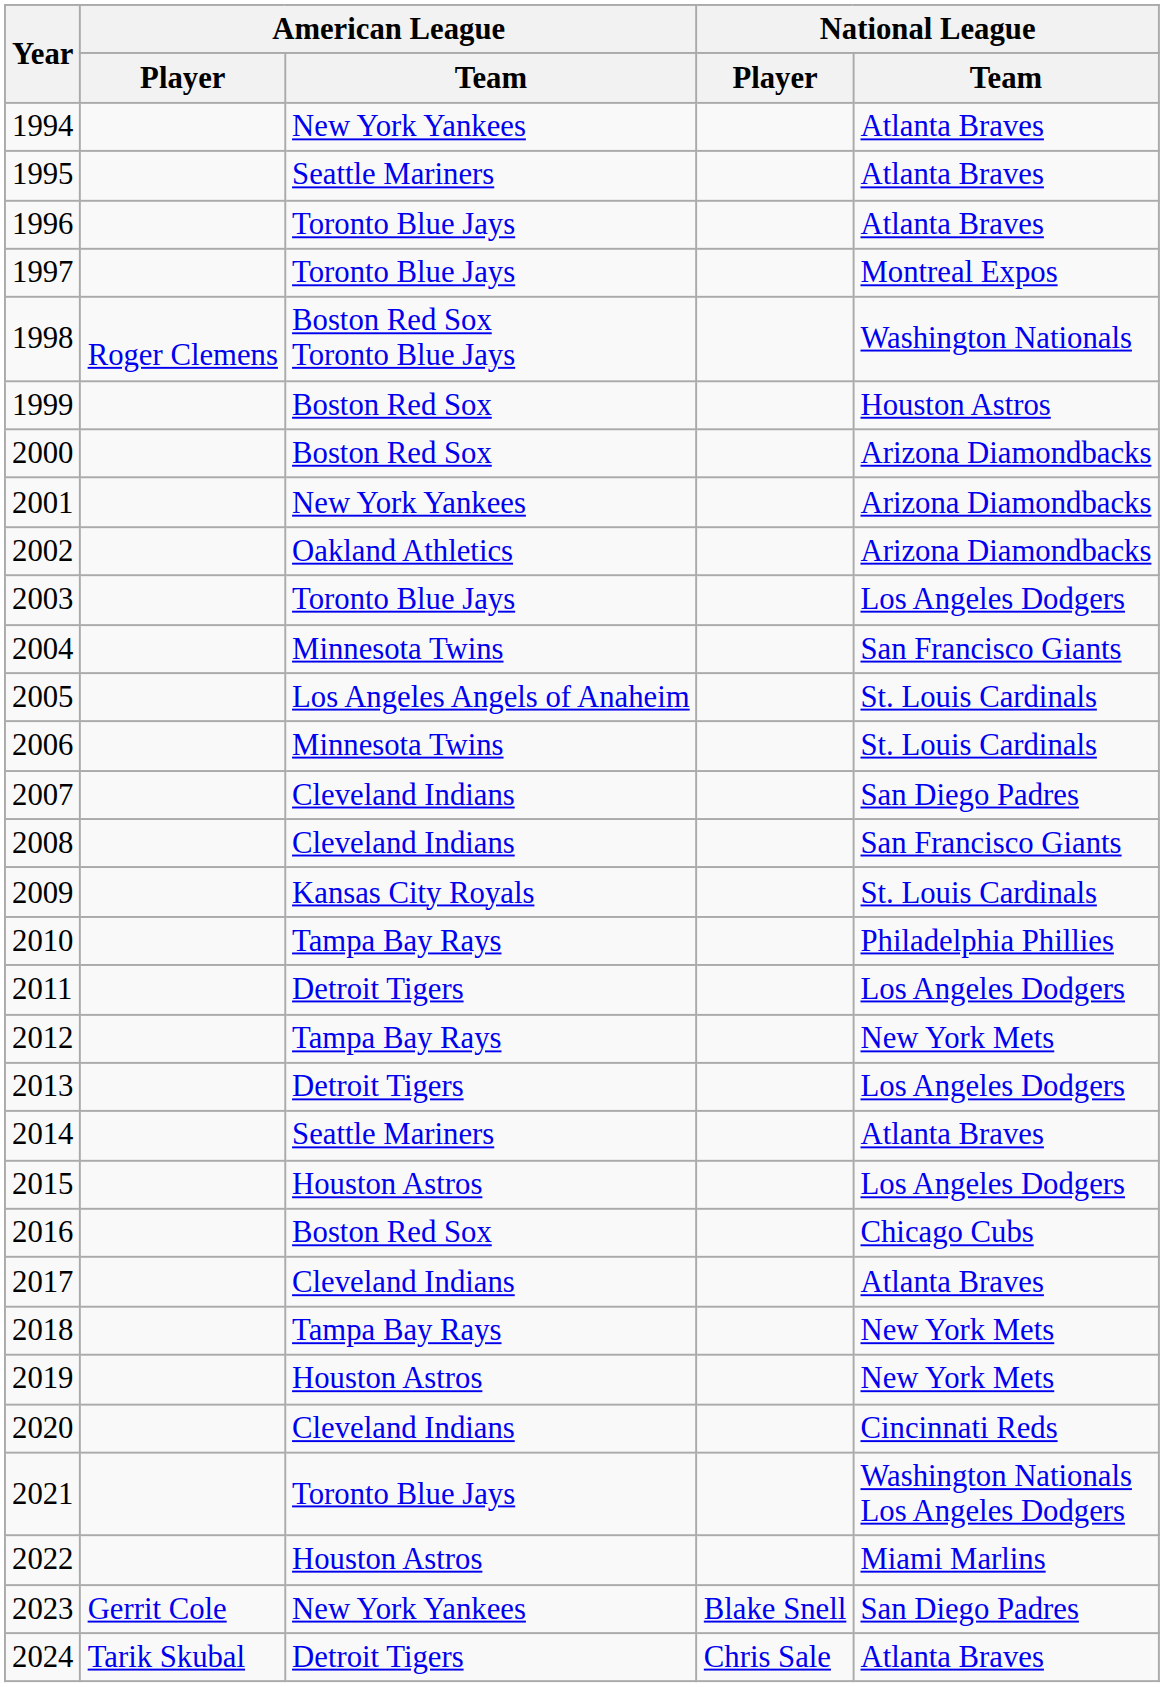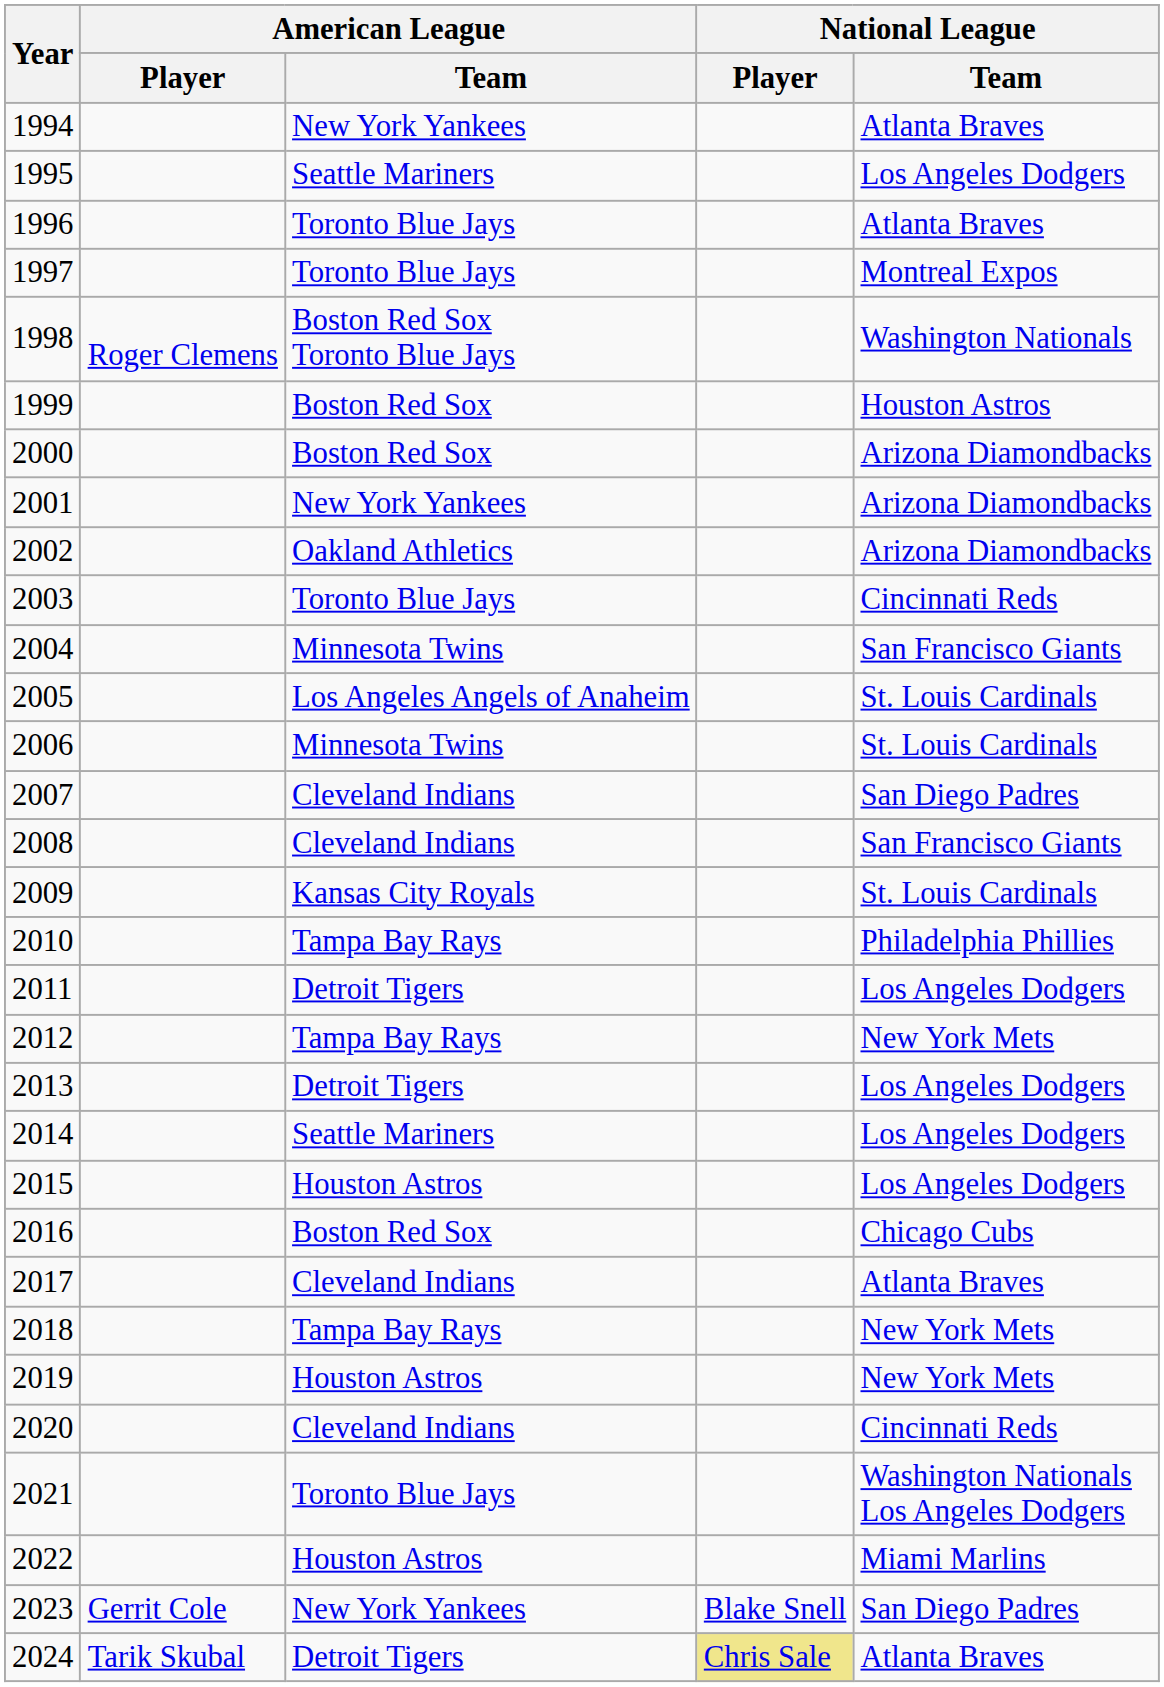(952, 175) Atlanta Braves -> (993, 175) Los Angeles Dodgers
(993, 599) Los Angeles Dodgers -> (959, 599) Cincinnati Reds
(952, 1135) Atlanta Braves -> (993, 1135) Los Angeles Dodgers
(767, 1657) no background -> (767, 1657) khaki background
